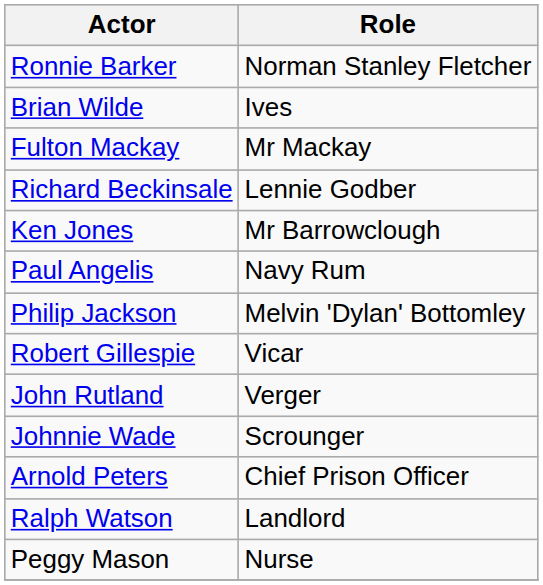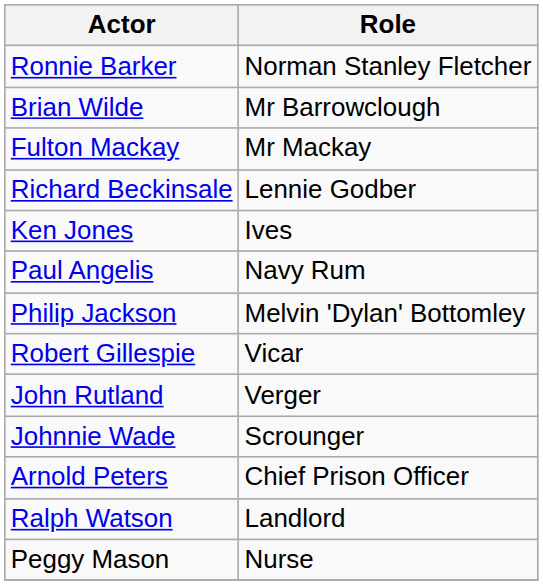(268, 107) Ives -> (343, 107) Mr Barrowclough
(343, 230) Mr Barrowclough -> (268, 230) Ives
